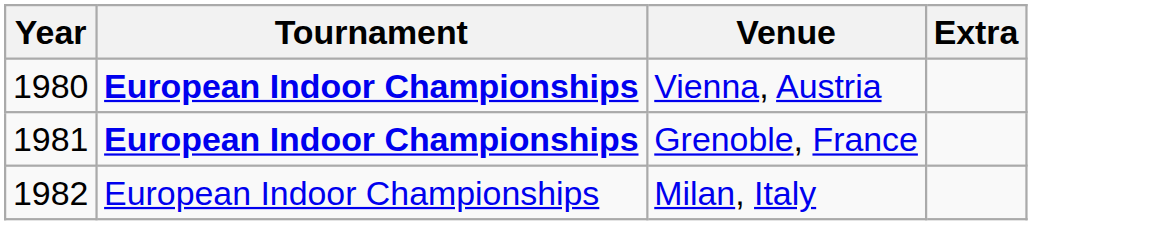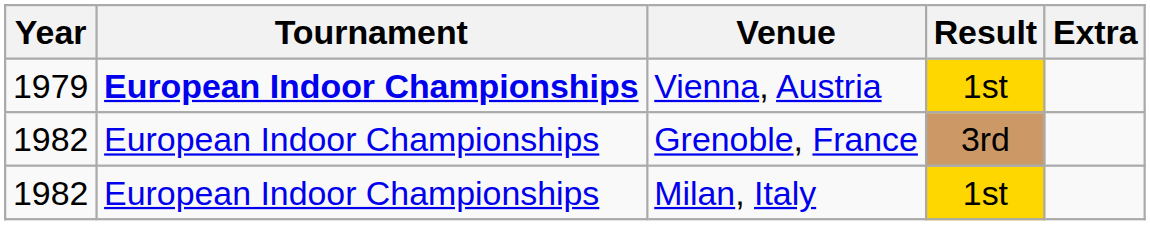+ column: (985, 32)
(51, 86) 1980 -> (51, 86) 1979
(51, 139) 1981 -> (51, 139) 1982
(371, 139) bold -> (352, 139) normal
